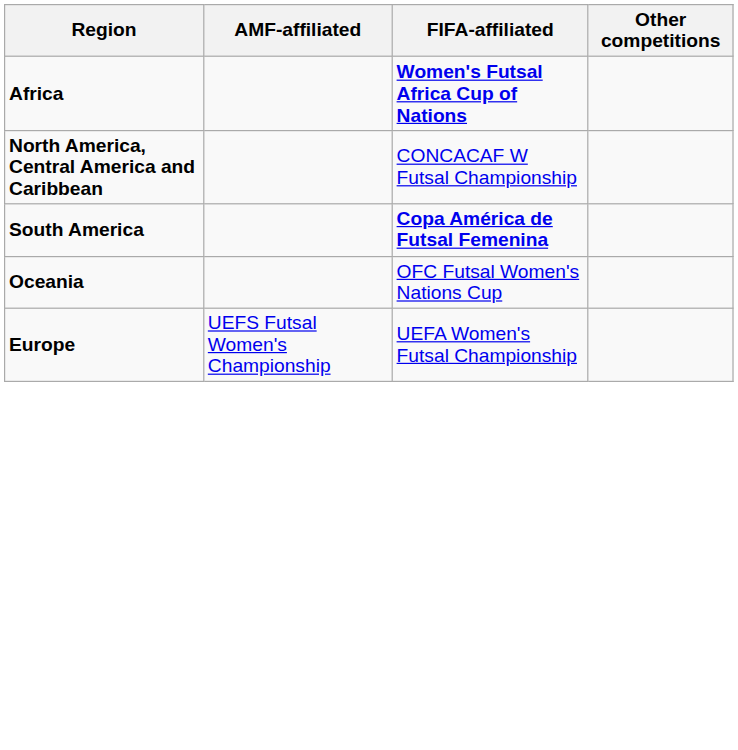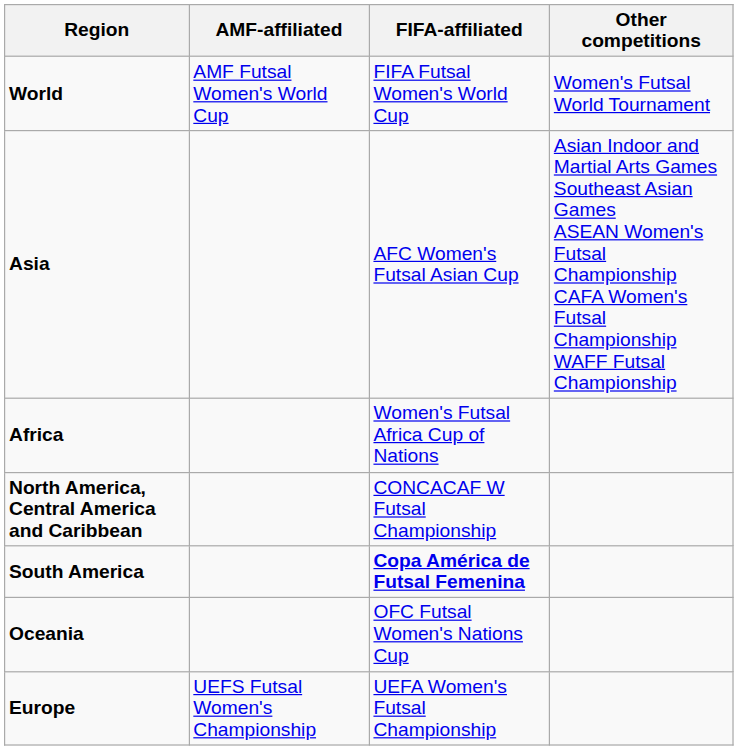+ row: (36, 93)
+ row: (29, 264)
(470, 93) bold -> (442, 435) normal
